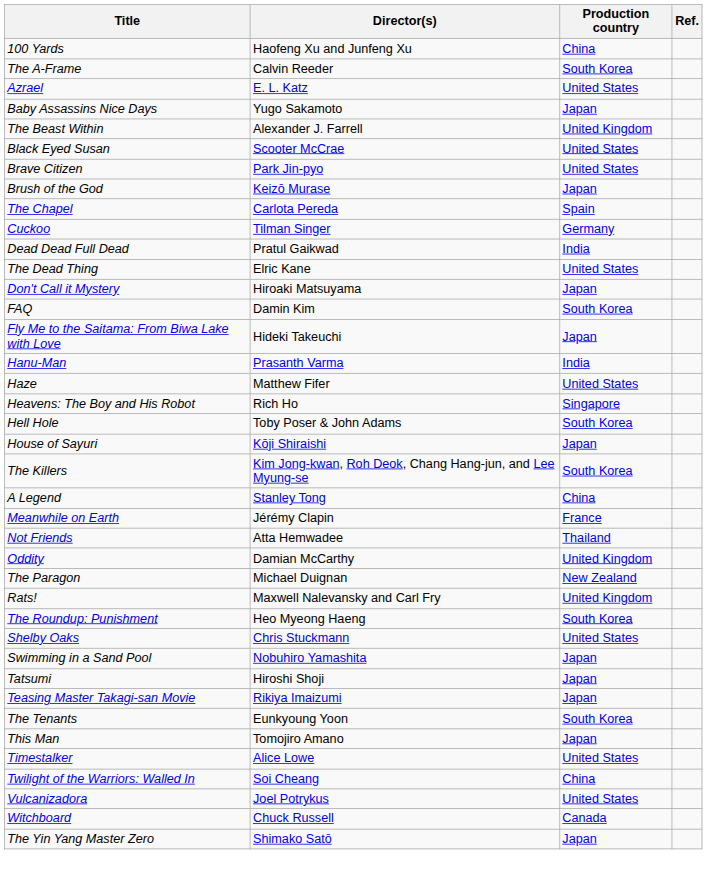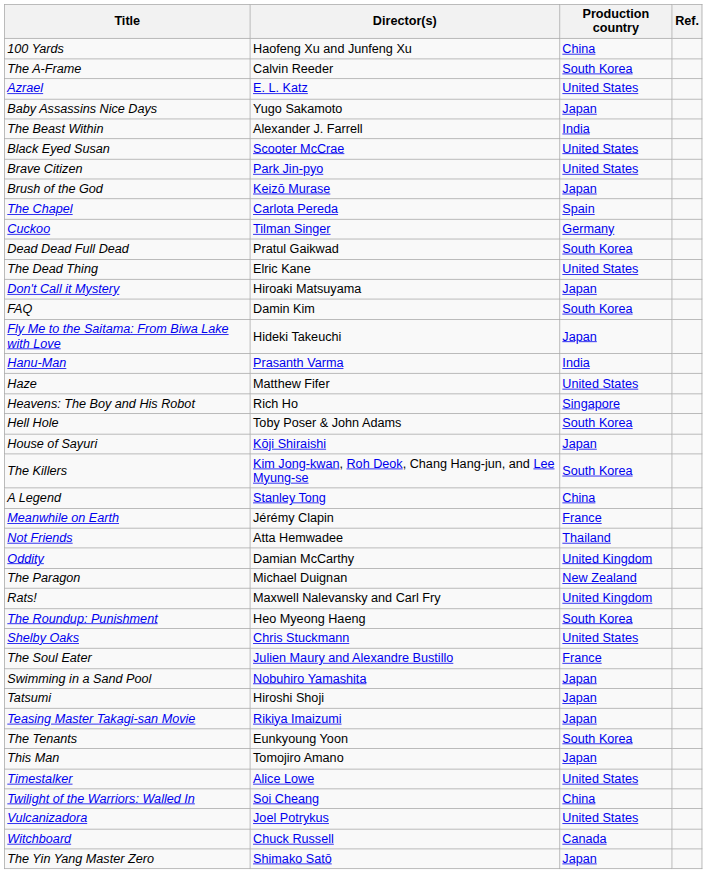(607, 128) United Kingdom -> (576, 128) India
(576, 249) India -> (598, 249) South Korea
+ row: (49, 658)
